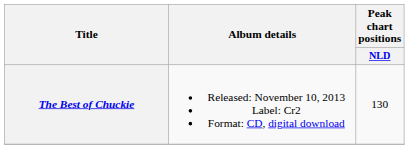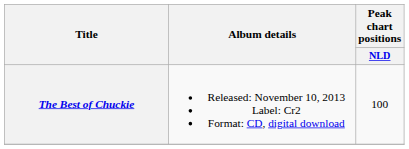(380, 104) 130 -> (380, 104) 100
